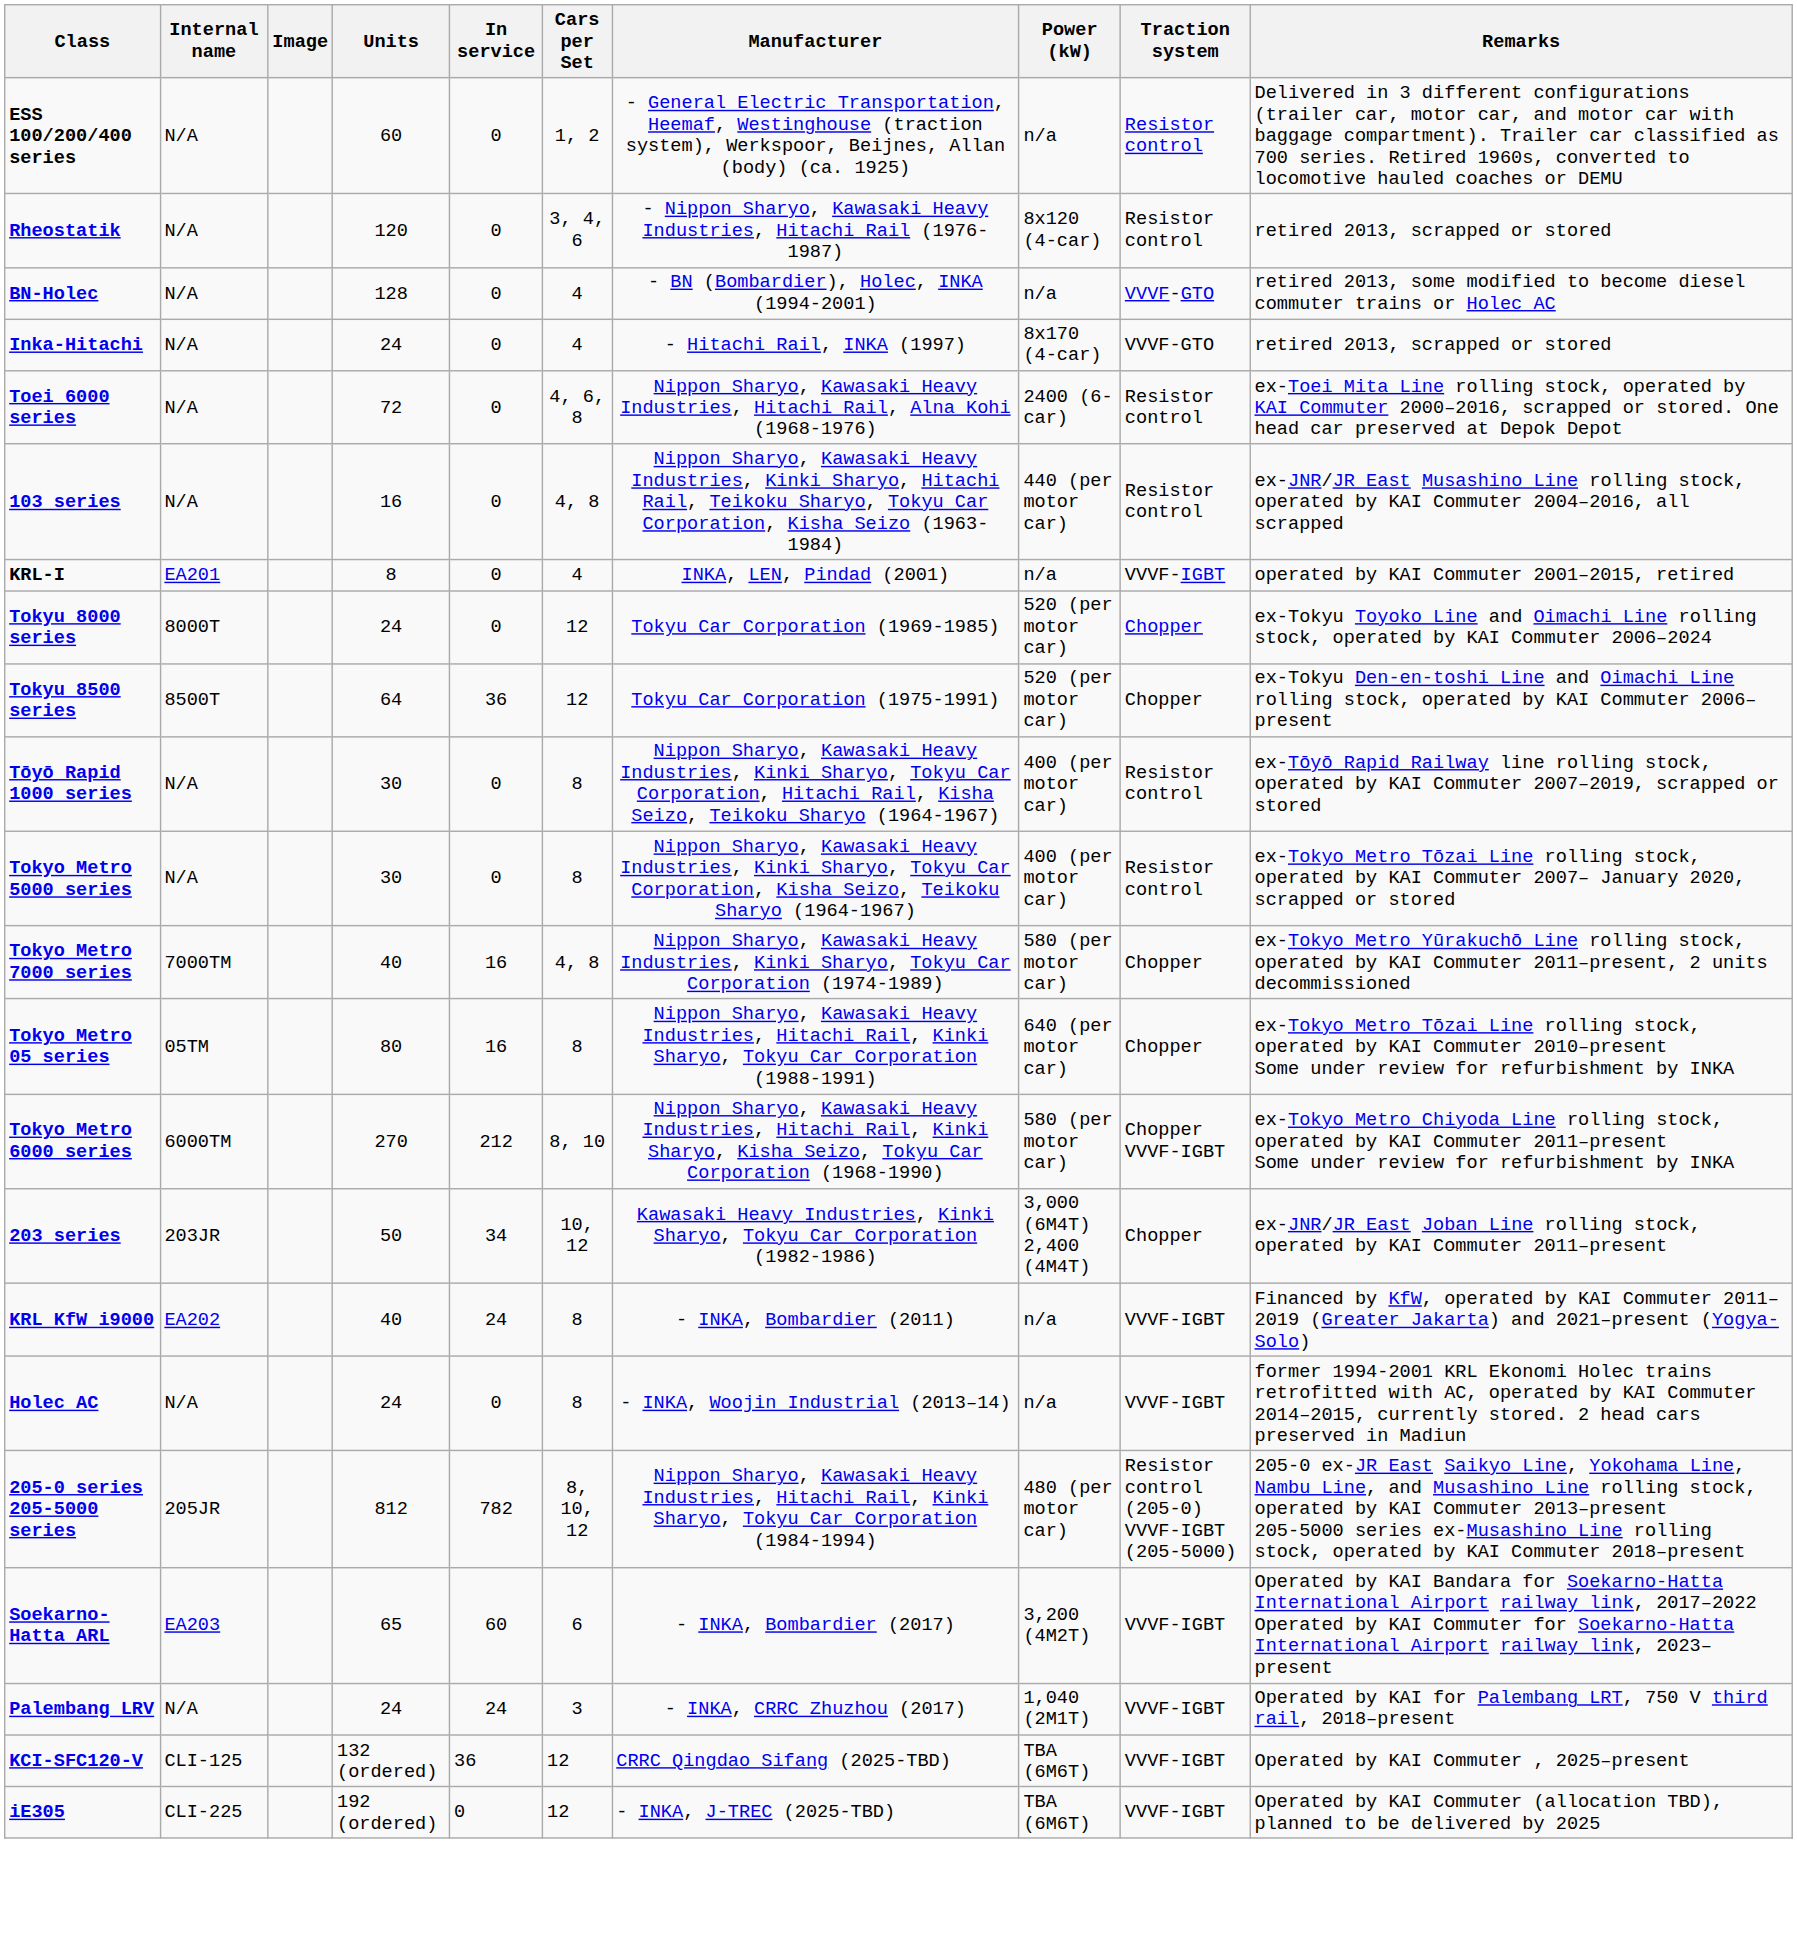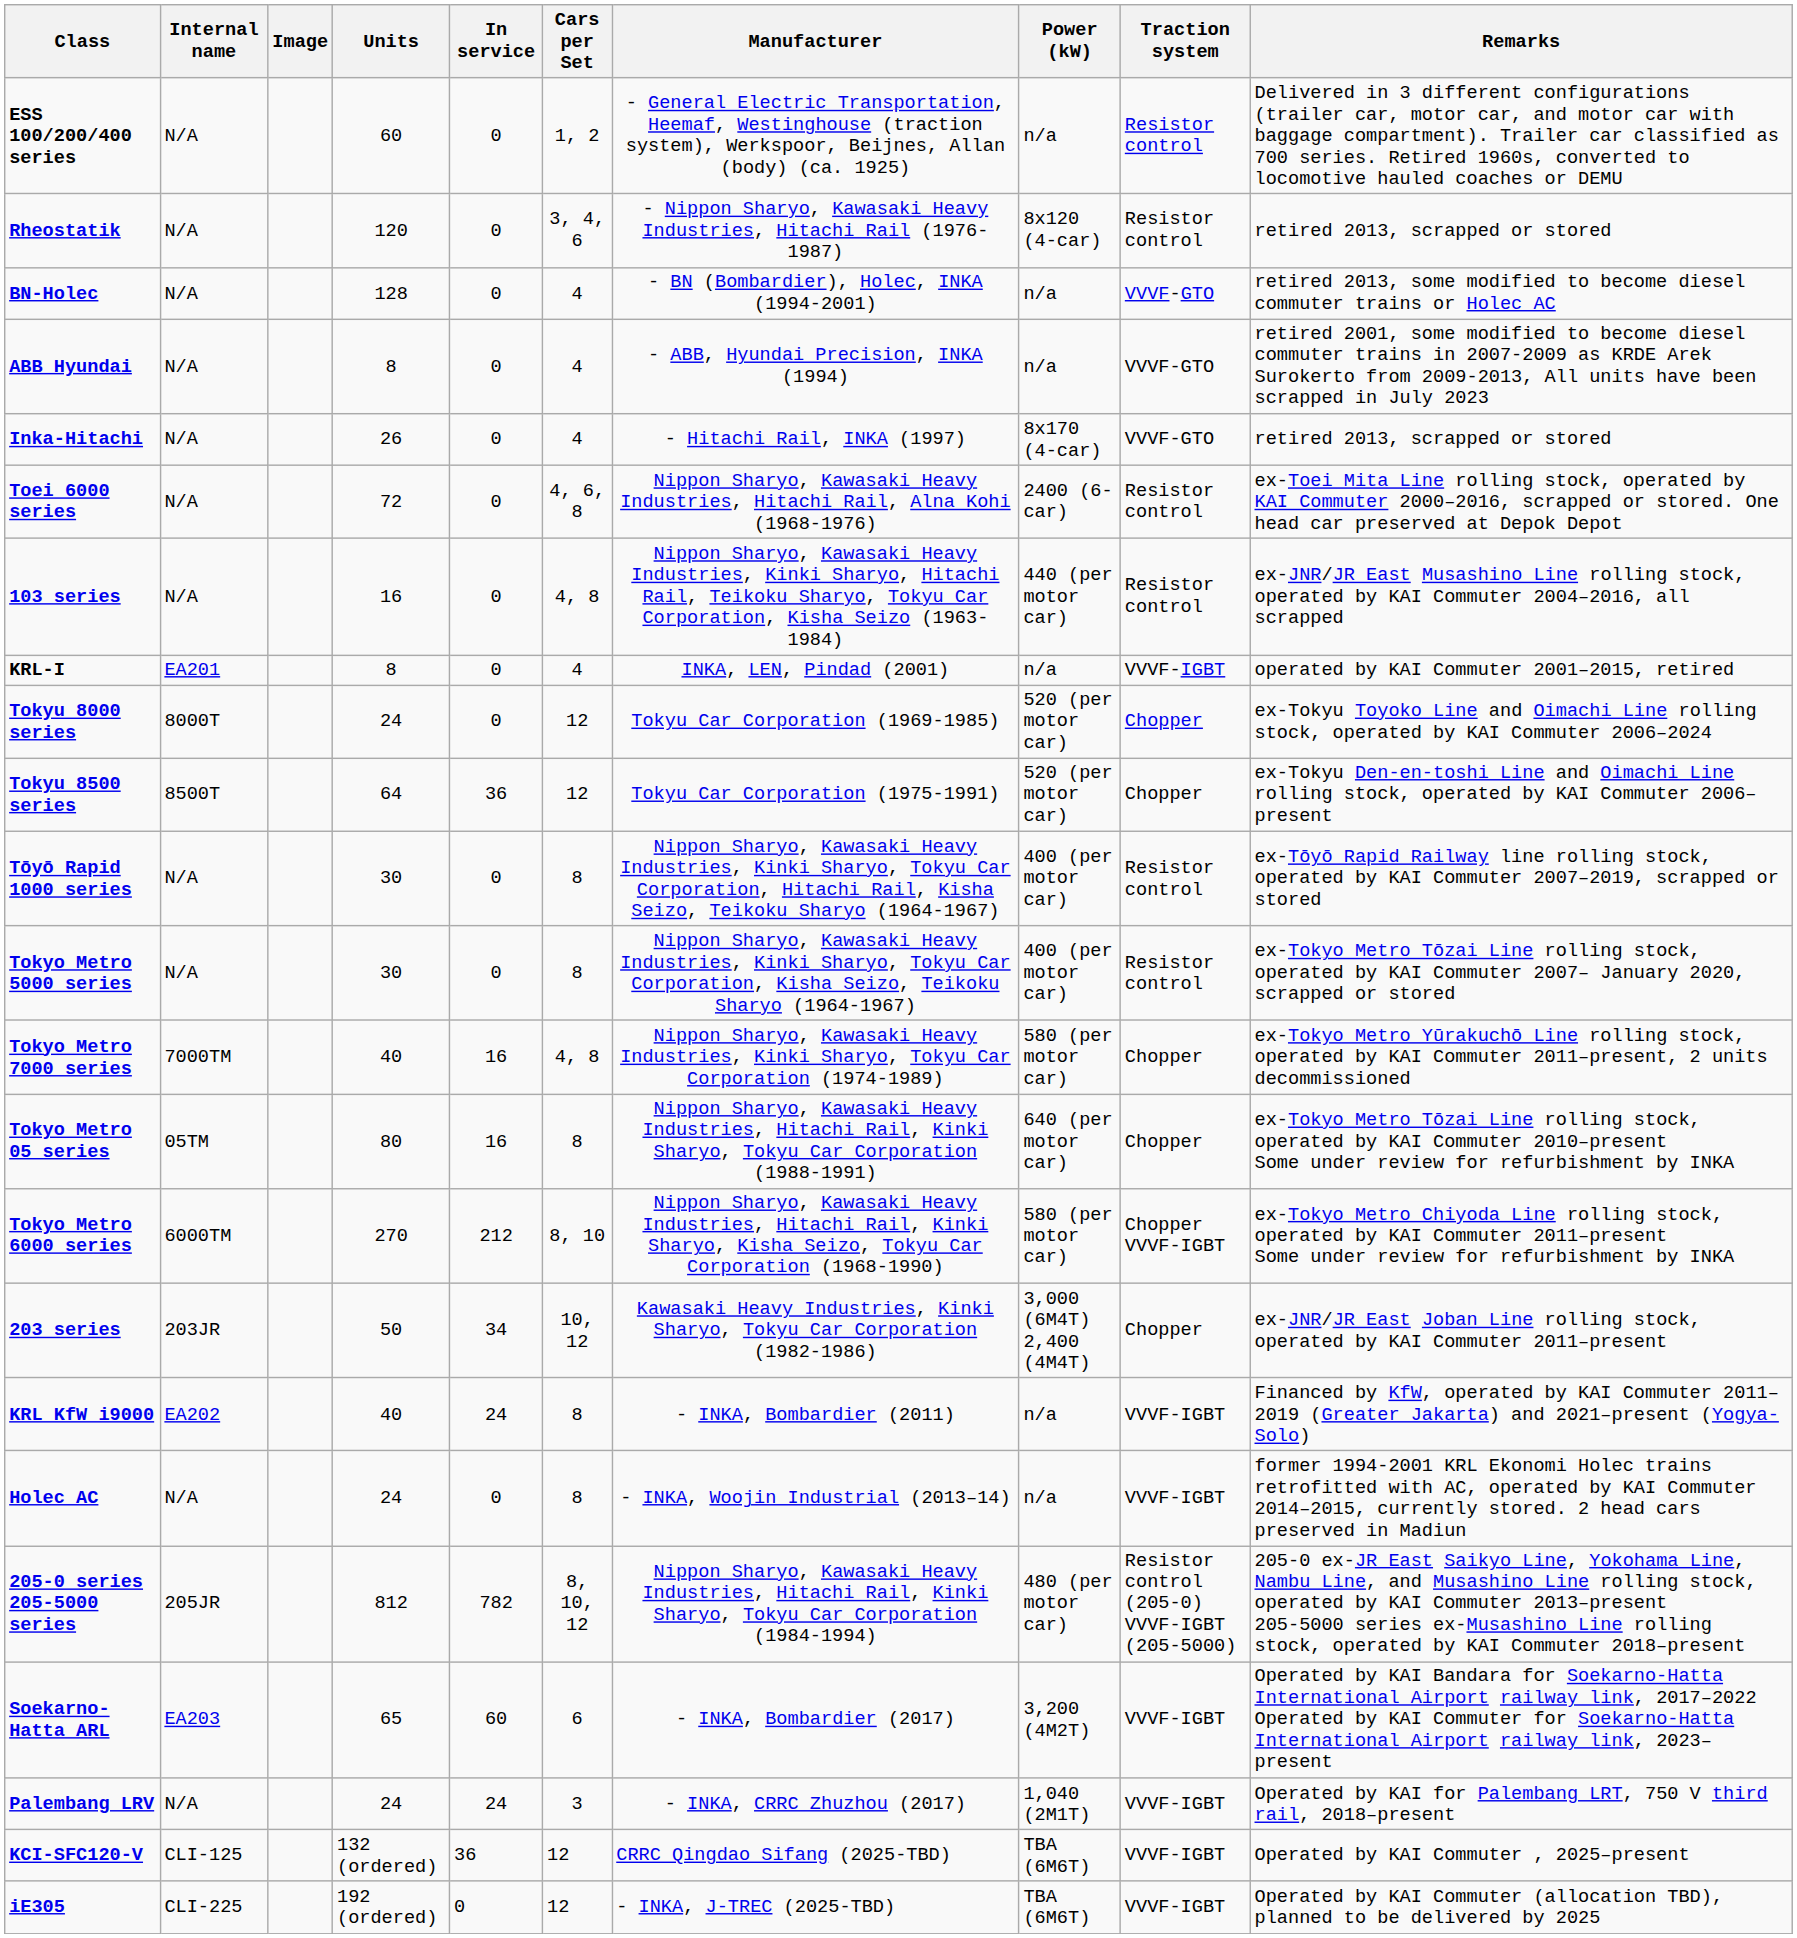+ row: (71, 366)
(391, 345) 24 -> (391, 439) 26
